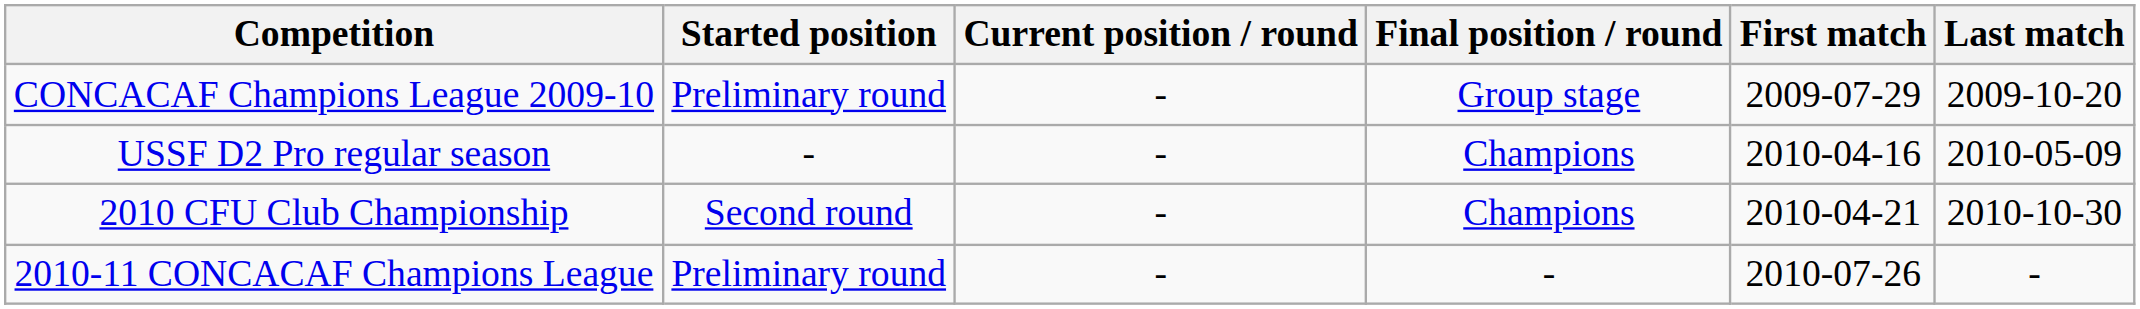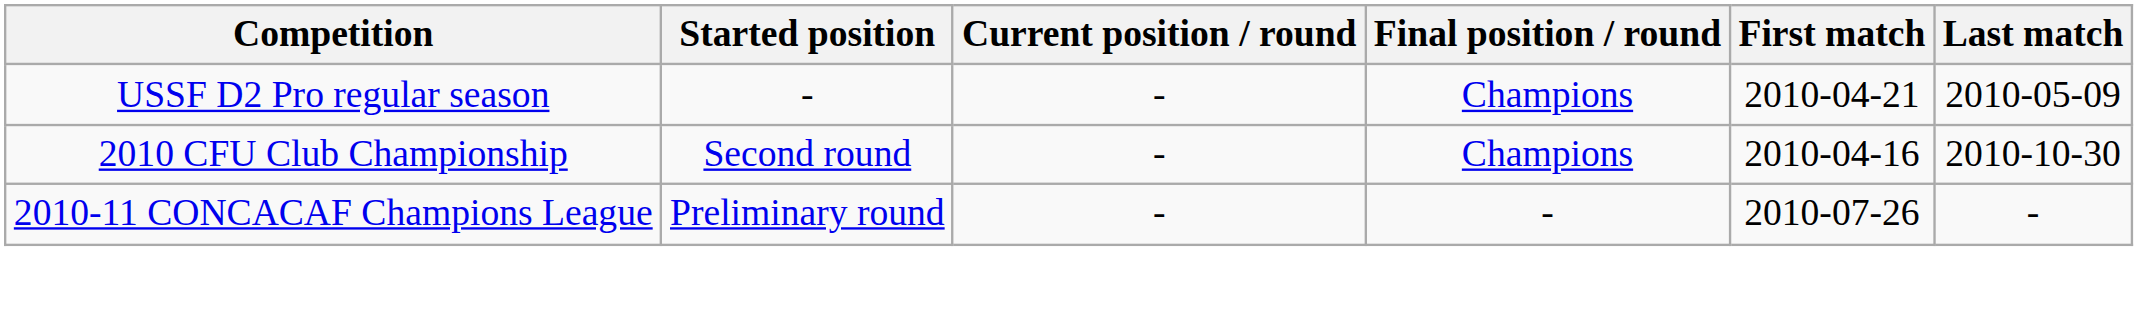- row: (334, 93)
(1833, 153) 2010-04-16 -> (1832, 93) 2010-04-21
(1833, 213) 2010-04-21 -> (1832, 153) 2010-04-16
